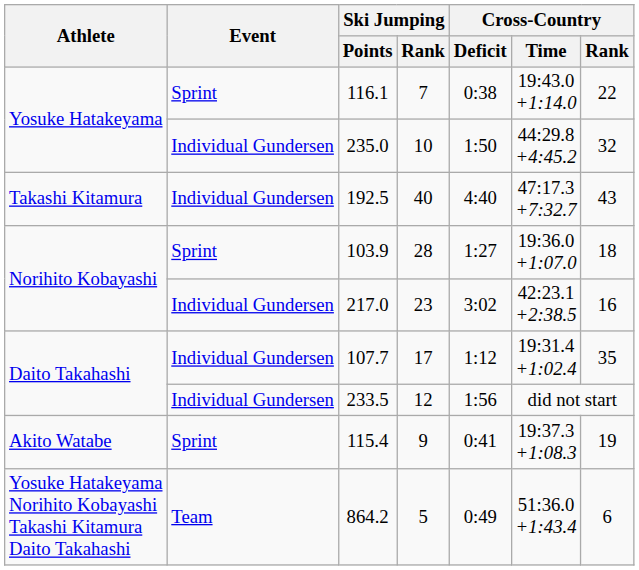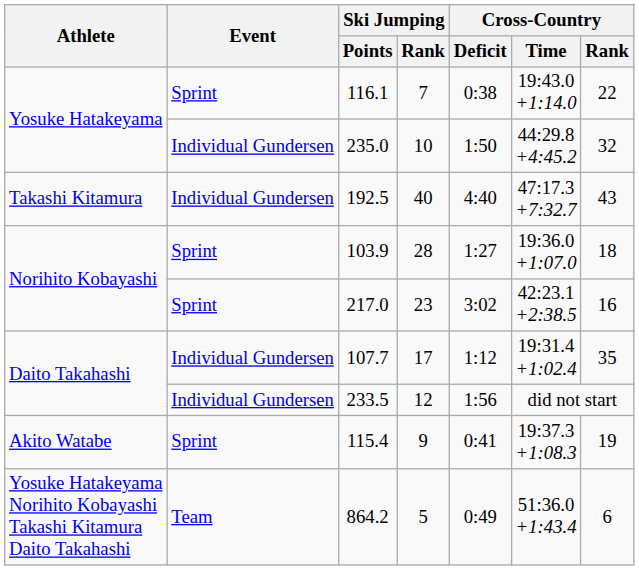(253, 305) Individual Gundersen -> (194, 305) Sprint
